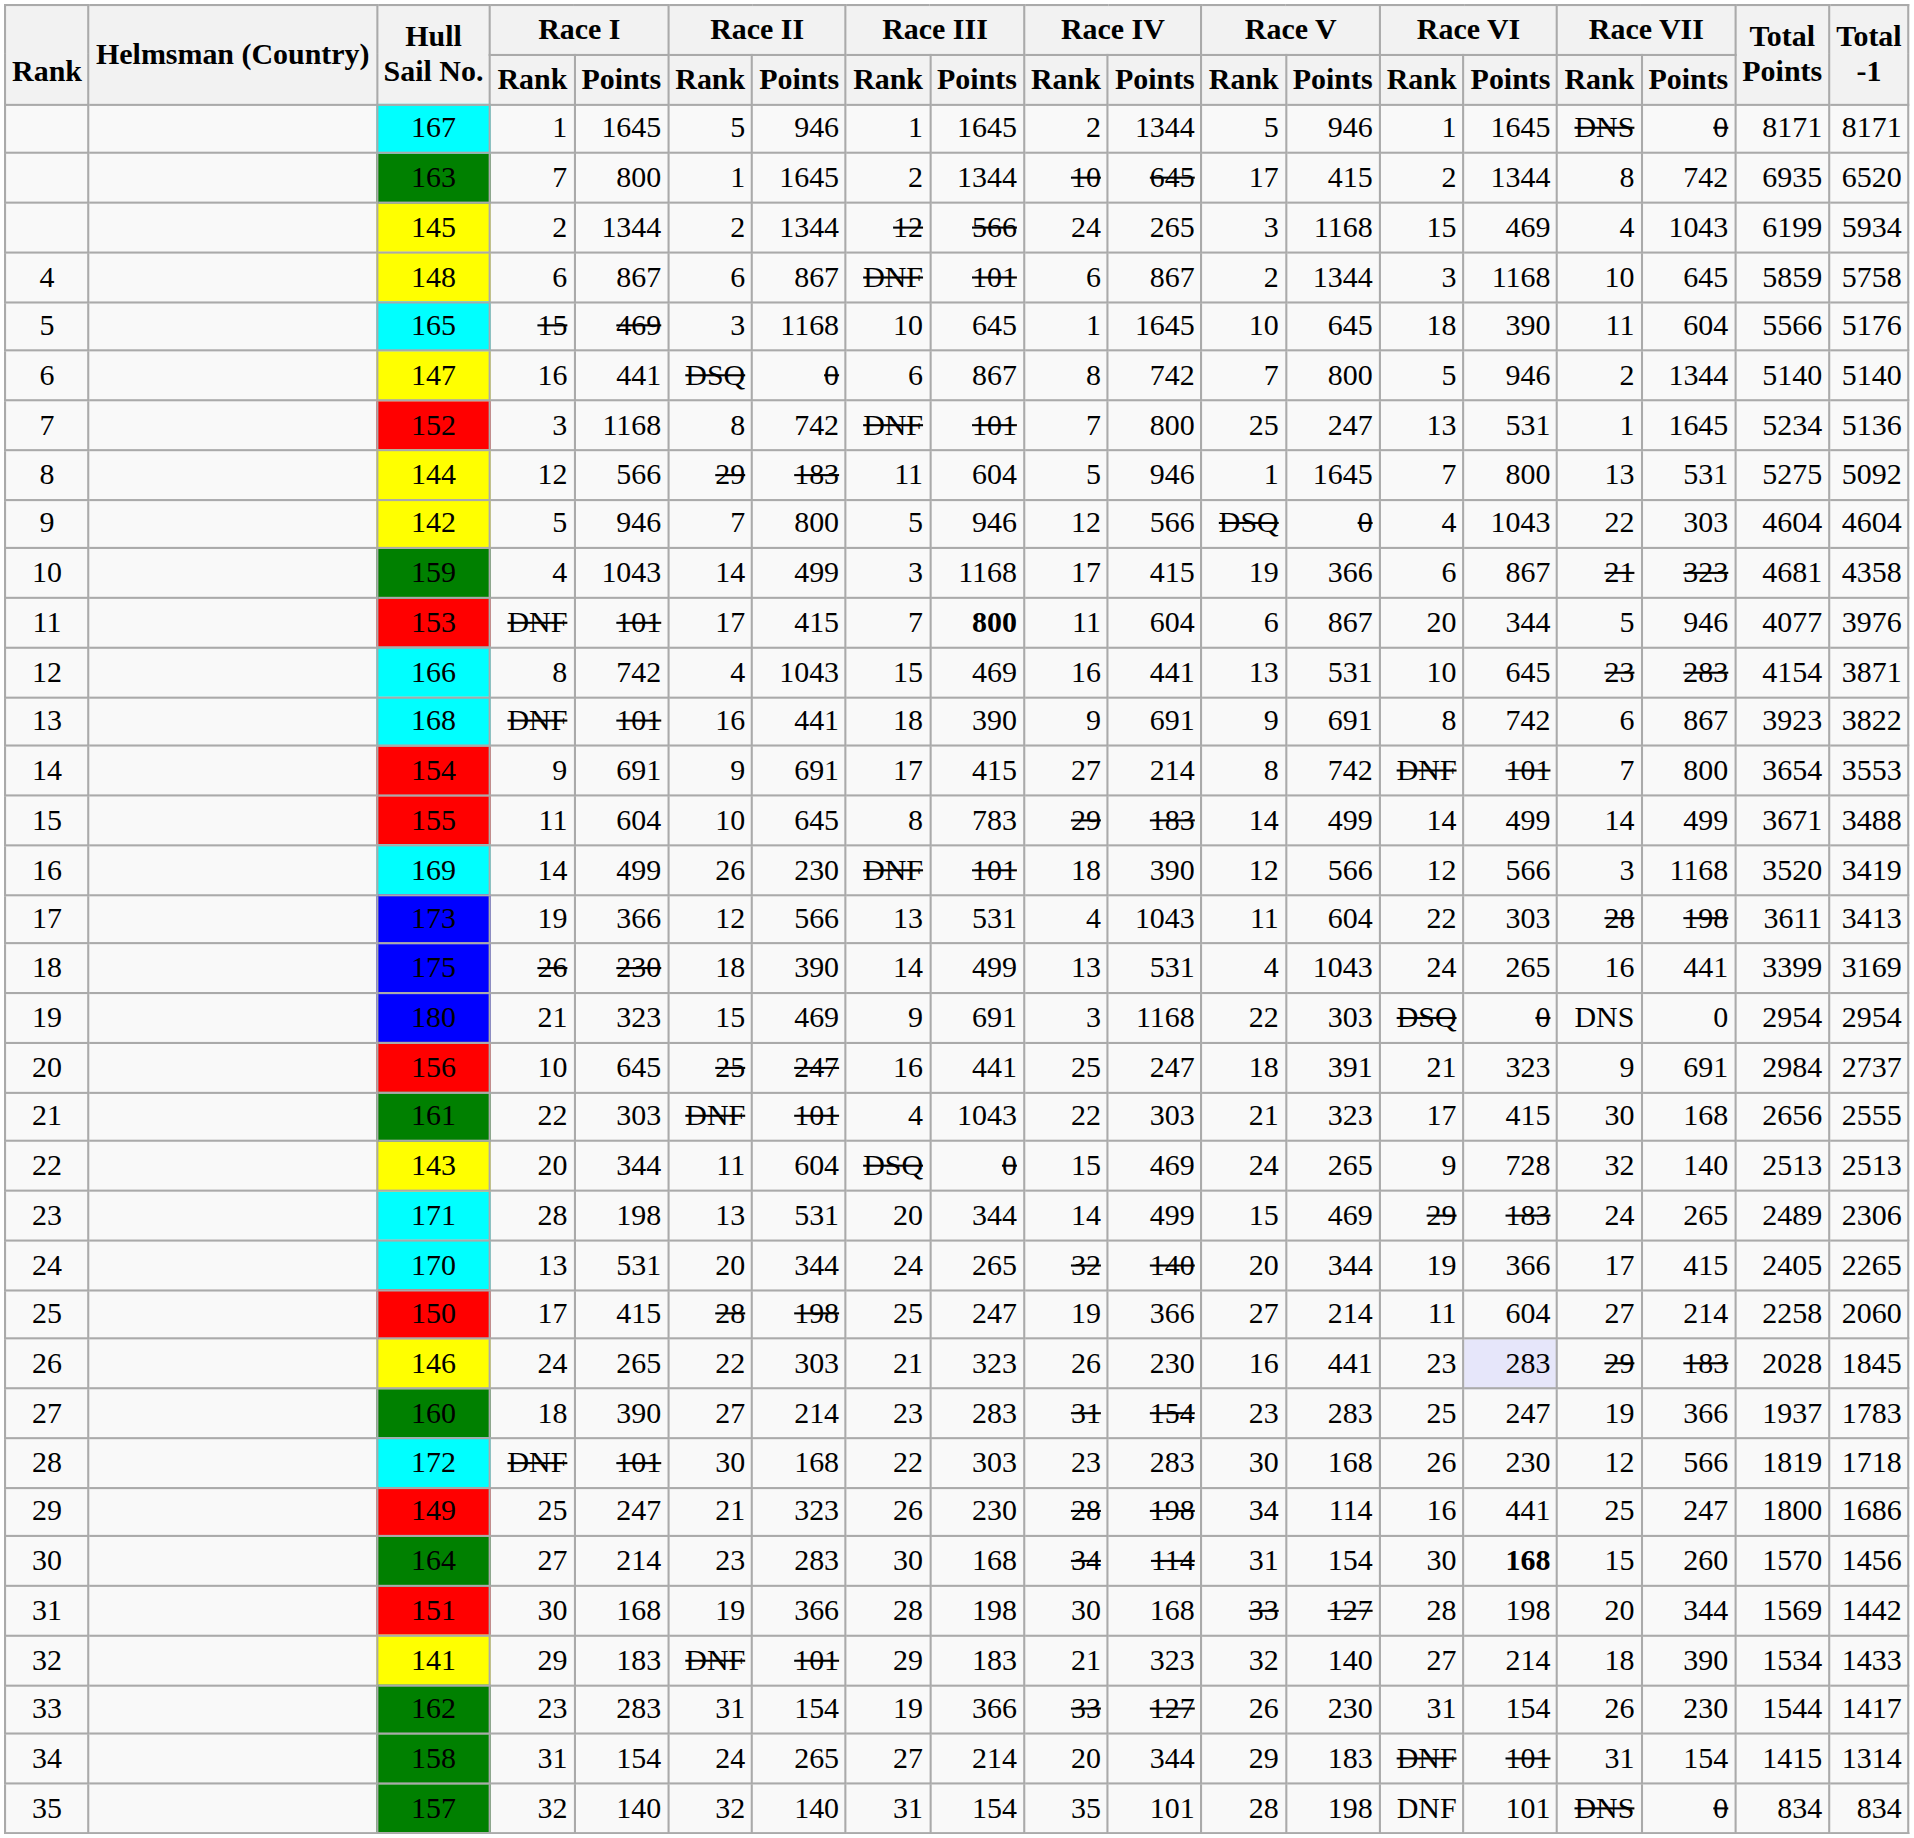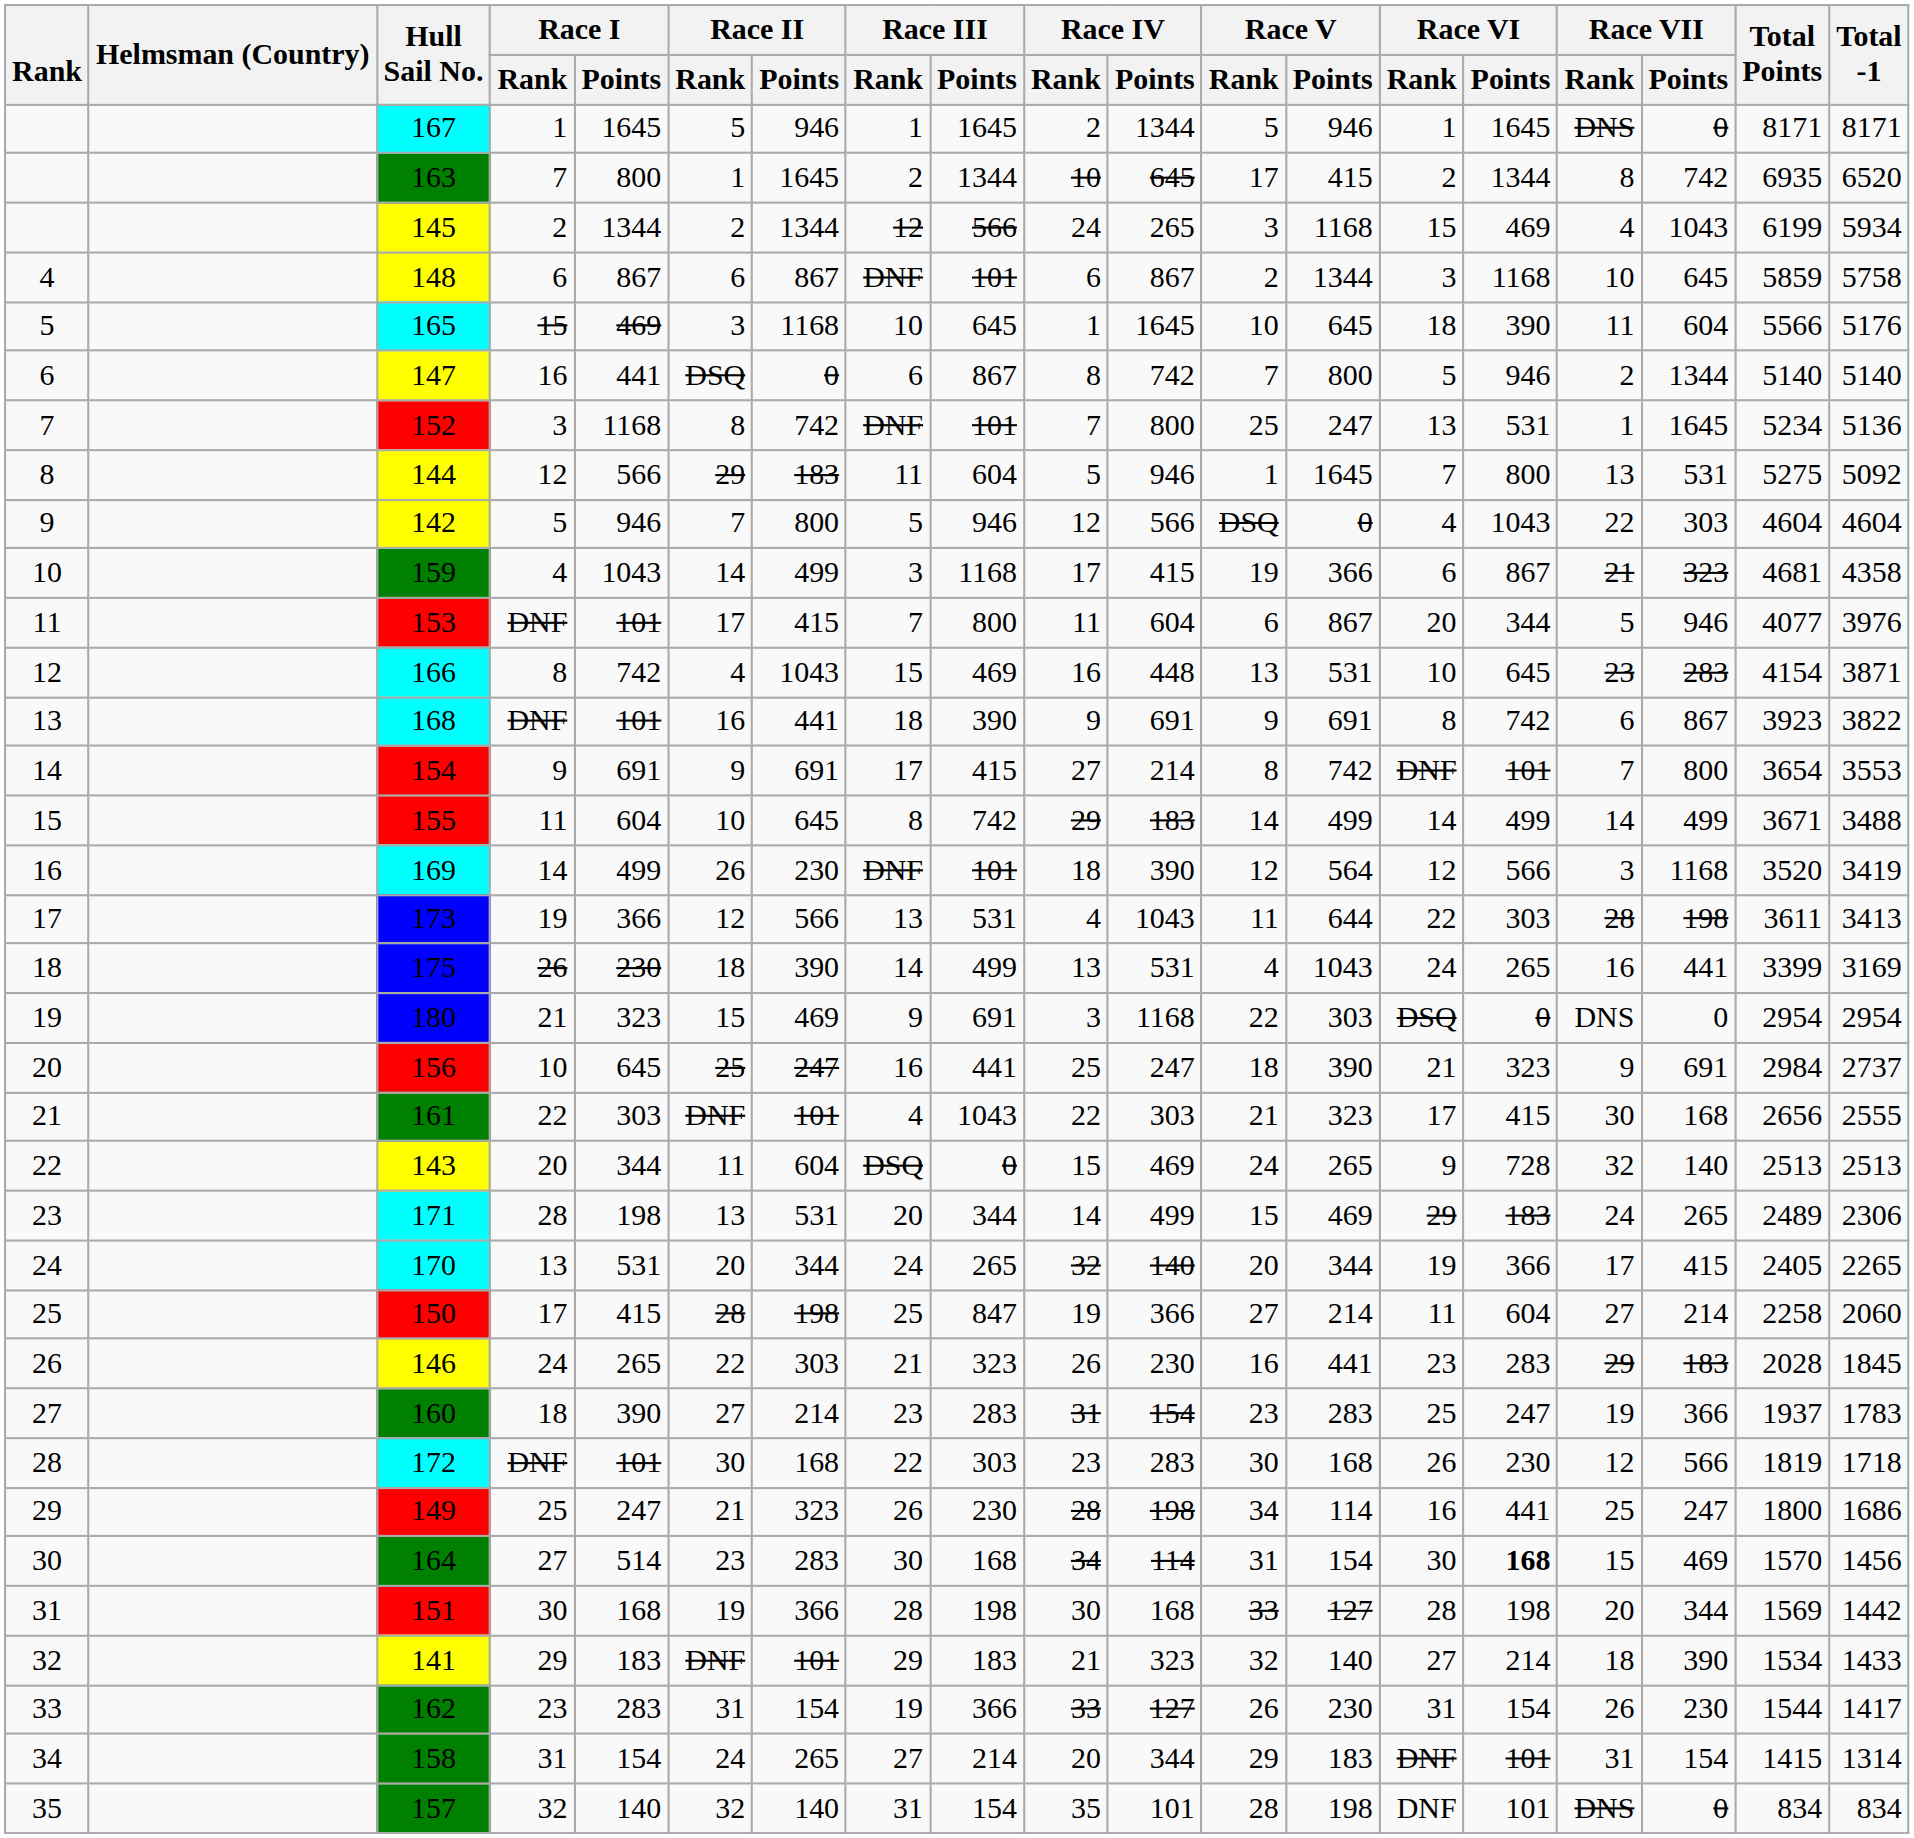(994, 622) bold -> (994, 622) normal
(1172, 671) 441 -> (1172, 671) 448
(994, 819) 783 -> (994, 819) 742
(1350, 869) 566 -> (1350, 869) 564
(1350, 918) 604 -> (1350, 918) 644
(1350, 1066) 391 -> (1350, 1066) 390
(994, 1313) 247 -> (994, 1313) 847
(1528, 1363) lavender background -> (1528, 1363) no background
(639, 1560) 214 -> (639, 1560) 514
(1706, 1560) 260 -> (1706, 1560) 469
